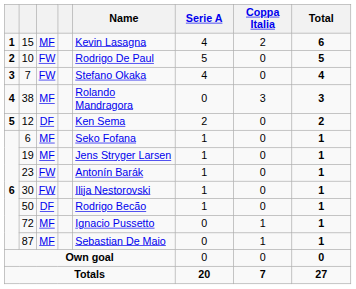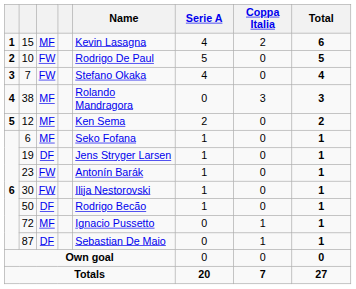(47, 122) DF -> (47, 122) MF
(47, 156) MF -> (47, 156) DF
(47, 241) MF -> (47, 241) DF
